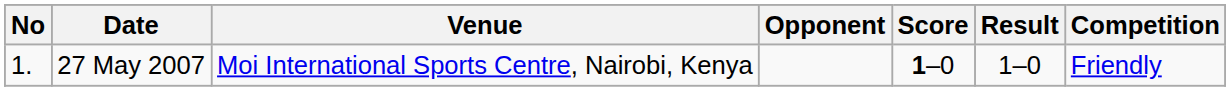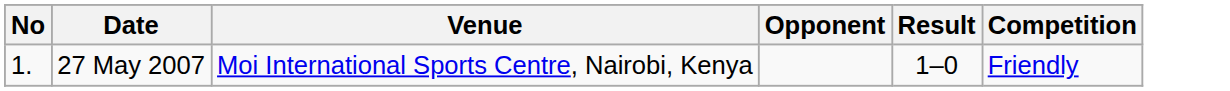- column: (933, 25)
